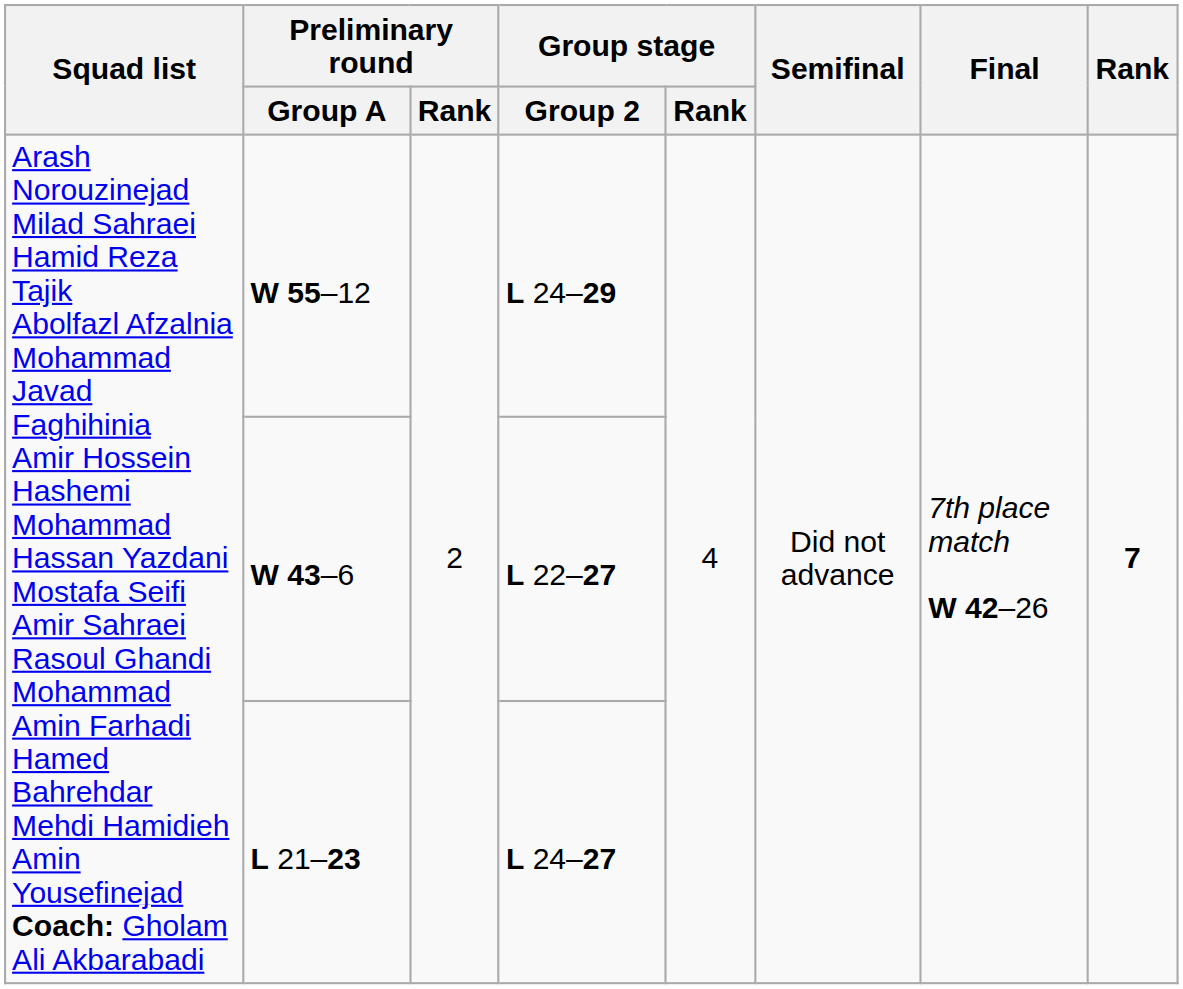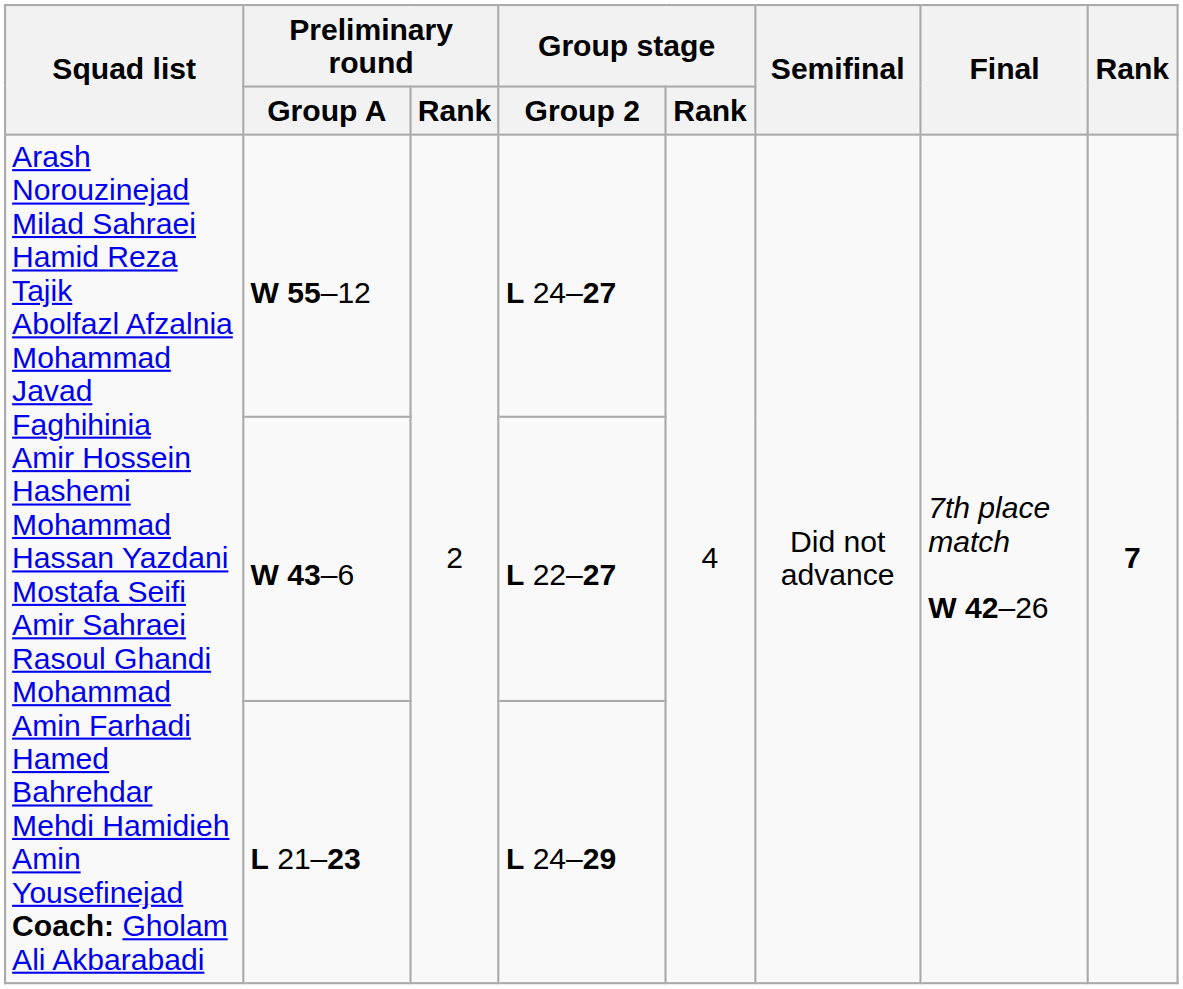(561, 292) L 24–29 -> (561, 292) L 24–27
(561, 859) L 24–27 -> (561, 859) L 24–29
